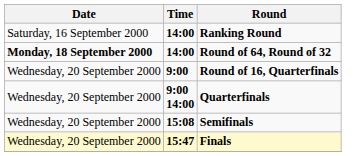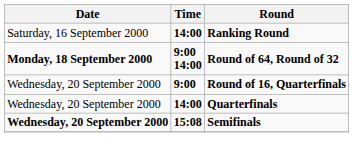(180, 52) 14:00 -> (188, 58) 9:00 14:00
(180, 96) 9:00 14:00 -> (188, 103) 14:00
(84, 122) normal -> (88, 122) bold
- row: (215, 141)
